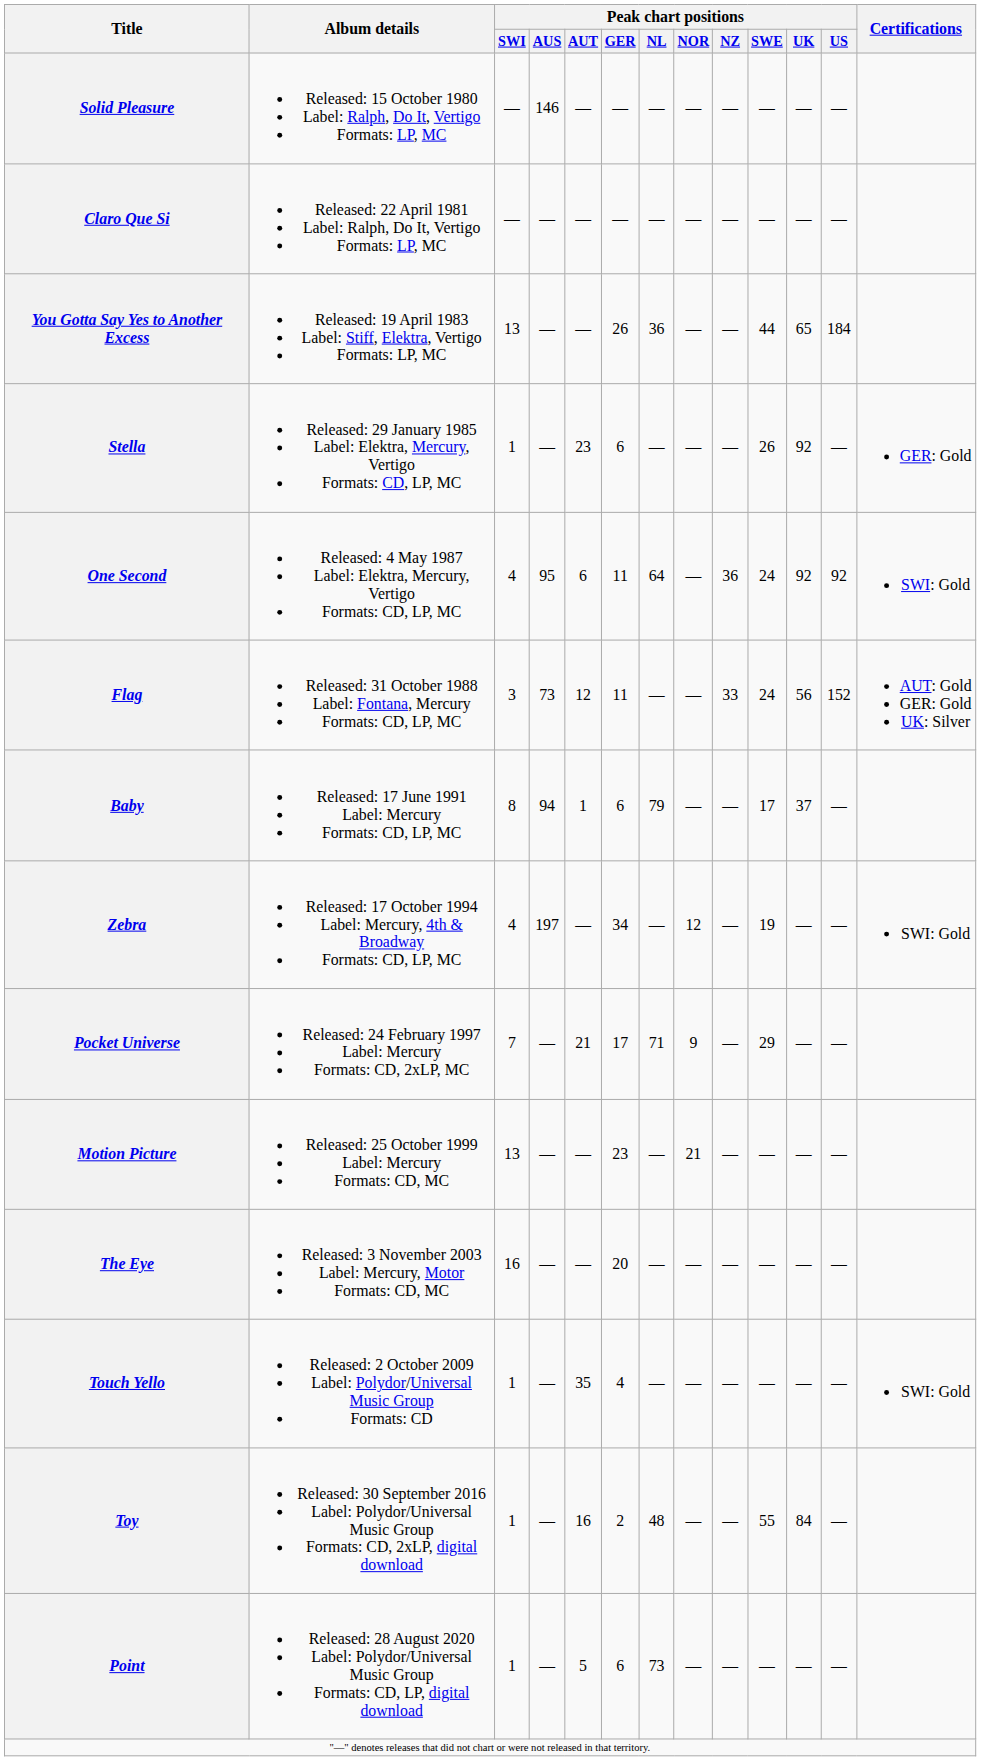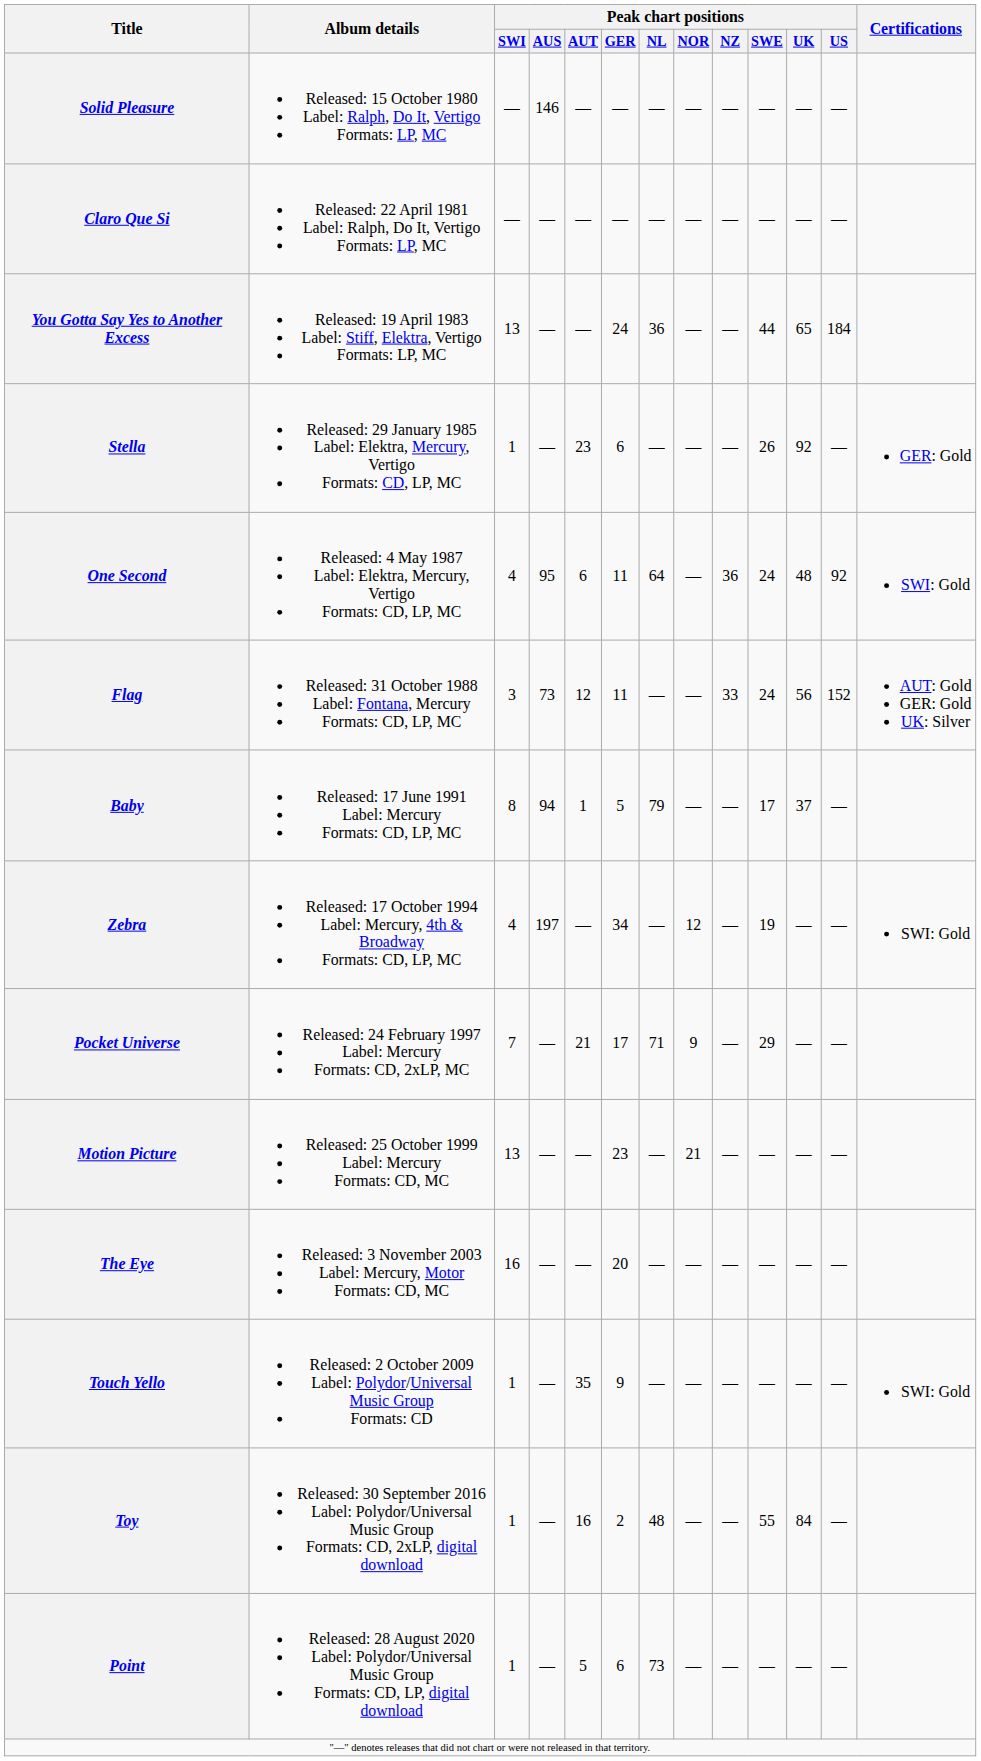(620, 328) 26 -> (620, 328) 24
(804, 576) 92 -> (804, 576) 48
(620, 805) 6 -> (620, 805) 5
(620, 1383) 4 -> (620, 1383) 9
